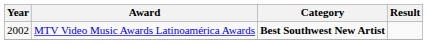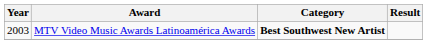(18, 30) 2002 -> (18, 30) 2003
